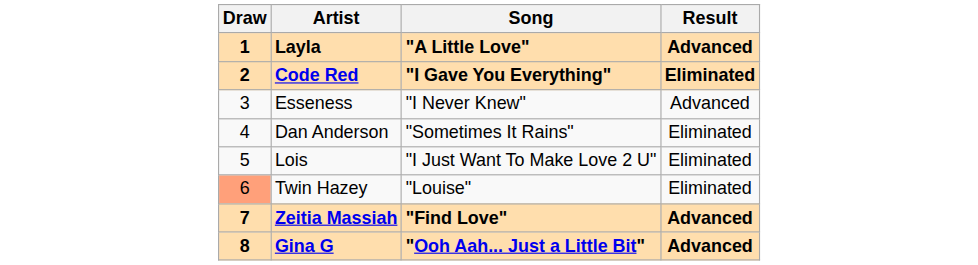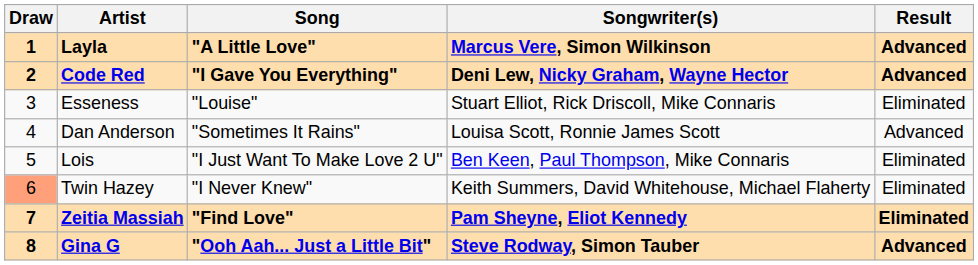+ column: (661, 18)
(710, 75) Eliminated -> (924, 75) Advanced
(466, 103) "I Never Knew" -> (225, 103) "Louise"
(710, 103) Advanced -> (924, 103) Eliminated
(710, 132) Eliminated -> (924, 132) Advanced
(438, 189) "Louise" -> (252, 189) "I Never Knew"
(710, 217) Advanced -> (924, 217) Eliminated
